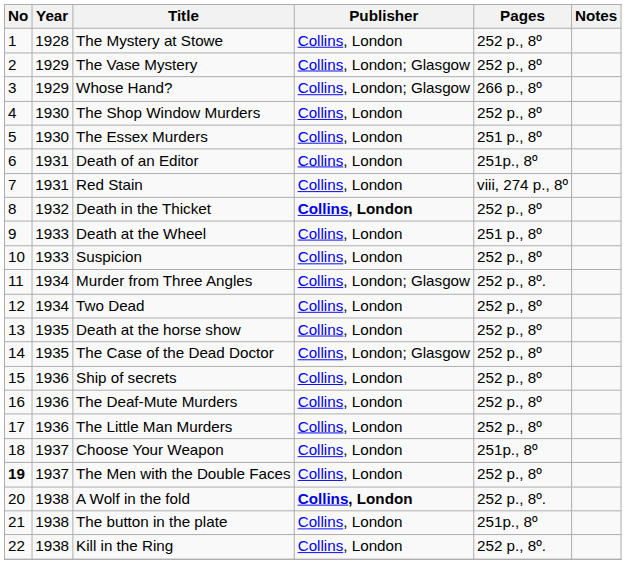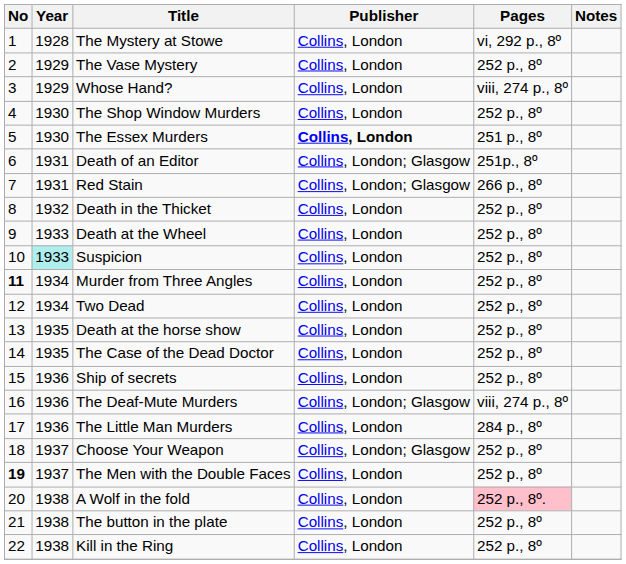(509, 40) 252 p., 8º -> (519, 40) vi, 292 p., 8º
(384, 64) Collins, London; Glasgow -> (350, 64) Collins, London
(384, 88) Collins, London; Glasgow -> (350, 88) Collins, London
(509, 88) 266 p., 8º -> (522, 88) viii, 274 p., 8º
(350, 137) normal -> (355, 137) bold
(350, 161) Collins, London -> (384, 161) Collins, London; Glasgow
(350, 185) Collins, London -> (384, 185) Collins, London; Glasgow
(522, 185) viii, 274 p., 8º -> (509, 185) 266 p., 8º
(355, 209) bold -> (350, 209) normal
(509, 233) 251 p., 8º -> (509, 233) 252 p., 8º
(52, 257) no background -> (52, 257) paleturquoise background
(16, 281) normal -> (16, 281) bold
(384, 281) Collins, London; Glasgow -> (350, 281) Collins, London
(512, 281) 252 p., 8º. -> (509, 281) 252 p., 8º
(384, 354) Collins, London; Glasgow -> (350, 354) Collins, London
(350, 402) Collins, London -> (384, 402) Collins, London; Glasgow
(509, 402) 252 p., 8º -> (522, 402) viii, 274 p., 8º
(509, 426) 252 p., 8º -> (509, 426) 284 p., 8º
(350, 450) Collins, London -> (384, 450) Collins, London; Glasgow
(507, 450) 251p., 8º -> (509, 450) 252 p., 8º
(355, 498) bold -> (350, 498) normal
(512, 498) no background -> (512, 498) pink background
(507, 522) 251p., 8º -> (509, 522) 252 p., 8º
(512, 546) 252 p., 8º. -> (509, 546) 252 p., 8º
